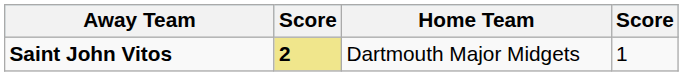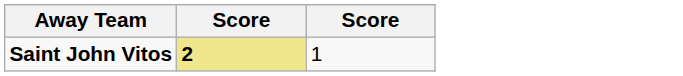- column: (476, 20)
